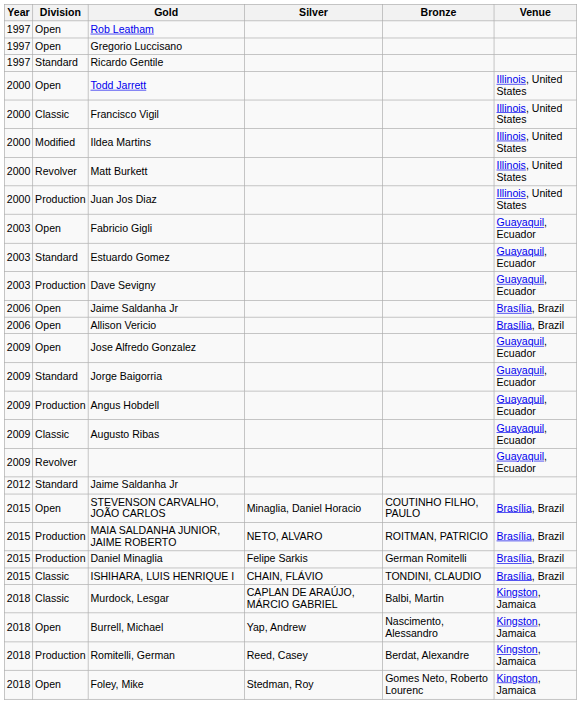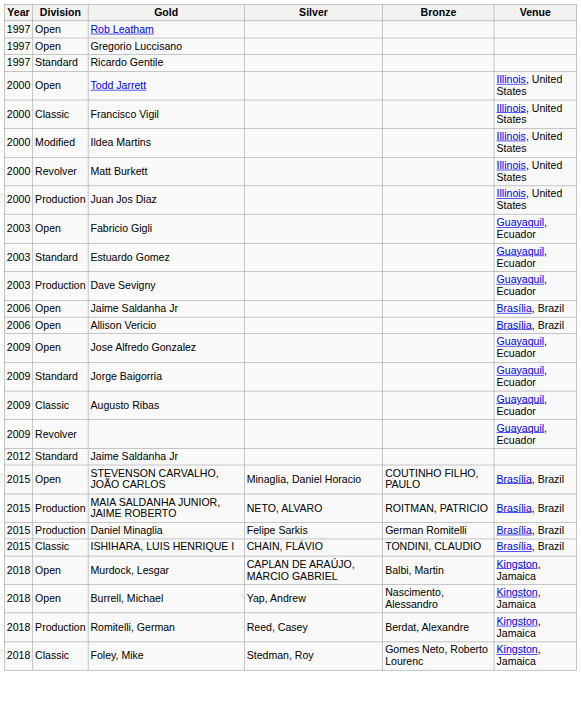- row: (19, 405)
(52, 598) Classic -> (48, 570) Open
(48, 684) Open -> (52, 656) Classic
